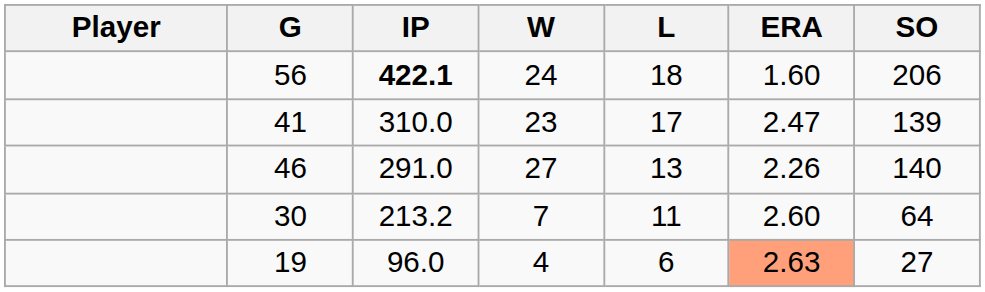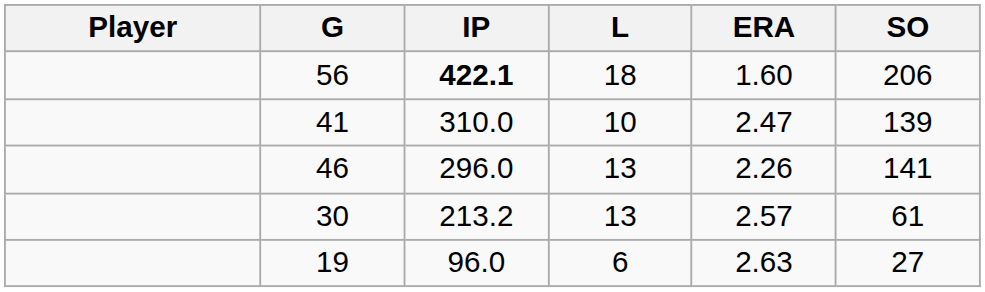- column: (541, 27)
(666, 121) 17 -> (620, 121) 10
(416, 168) 291.0 -> (476, 168) 296.0
(917, 168) 140 -> (908, 168) 141
(666, 215) 11 -> (620, 215) 13
(792, 215) 2.60 -> (764, 215) 2.57
(917, 215) 64 -> (908, 215) 61
(792, 262) lightsalmon background -> (764, 262) no background
